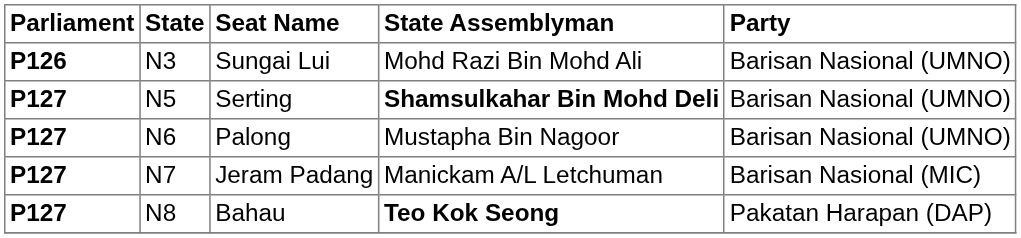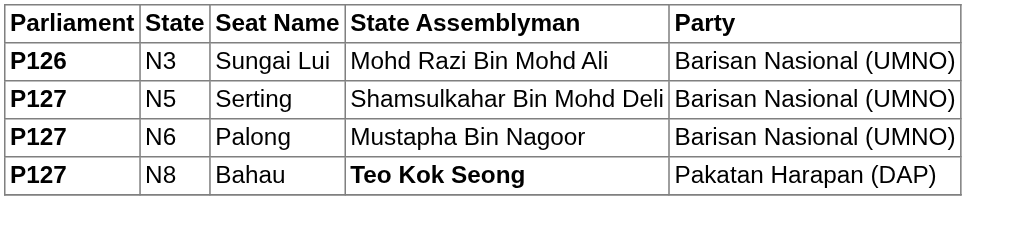(552, 99) bold -> (507, 99) normal
- row: (294, 175)
